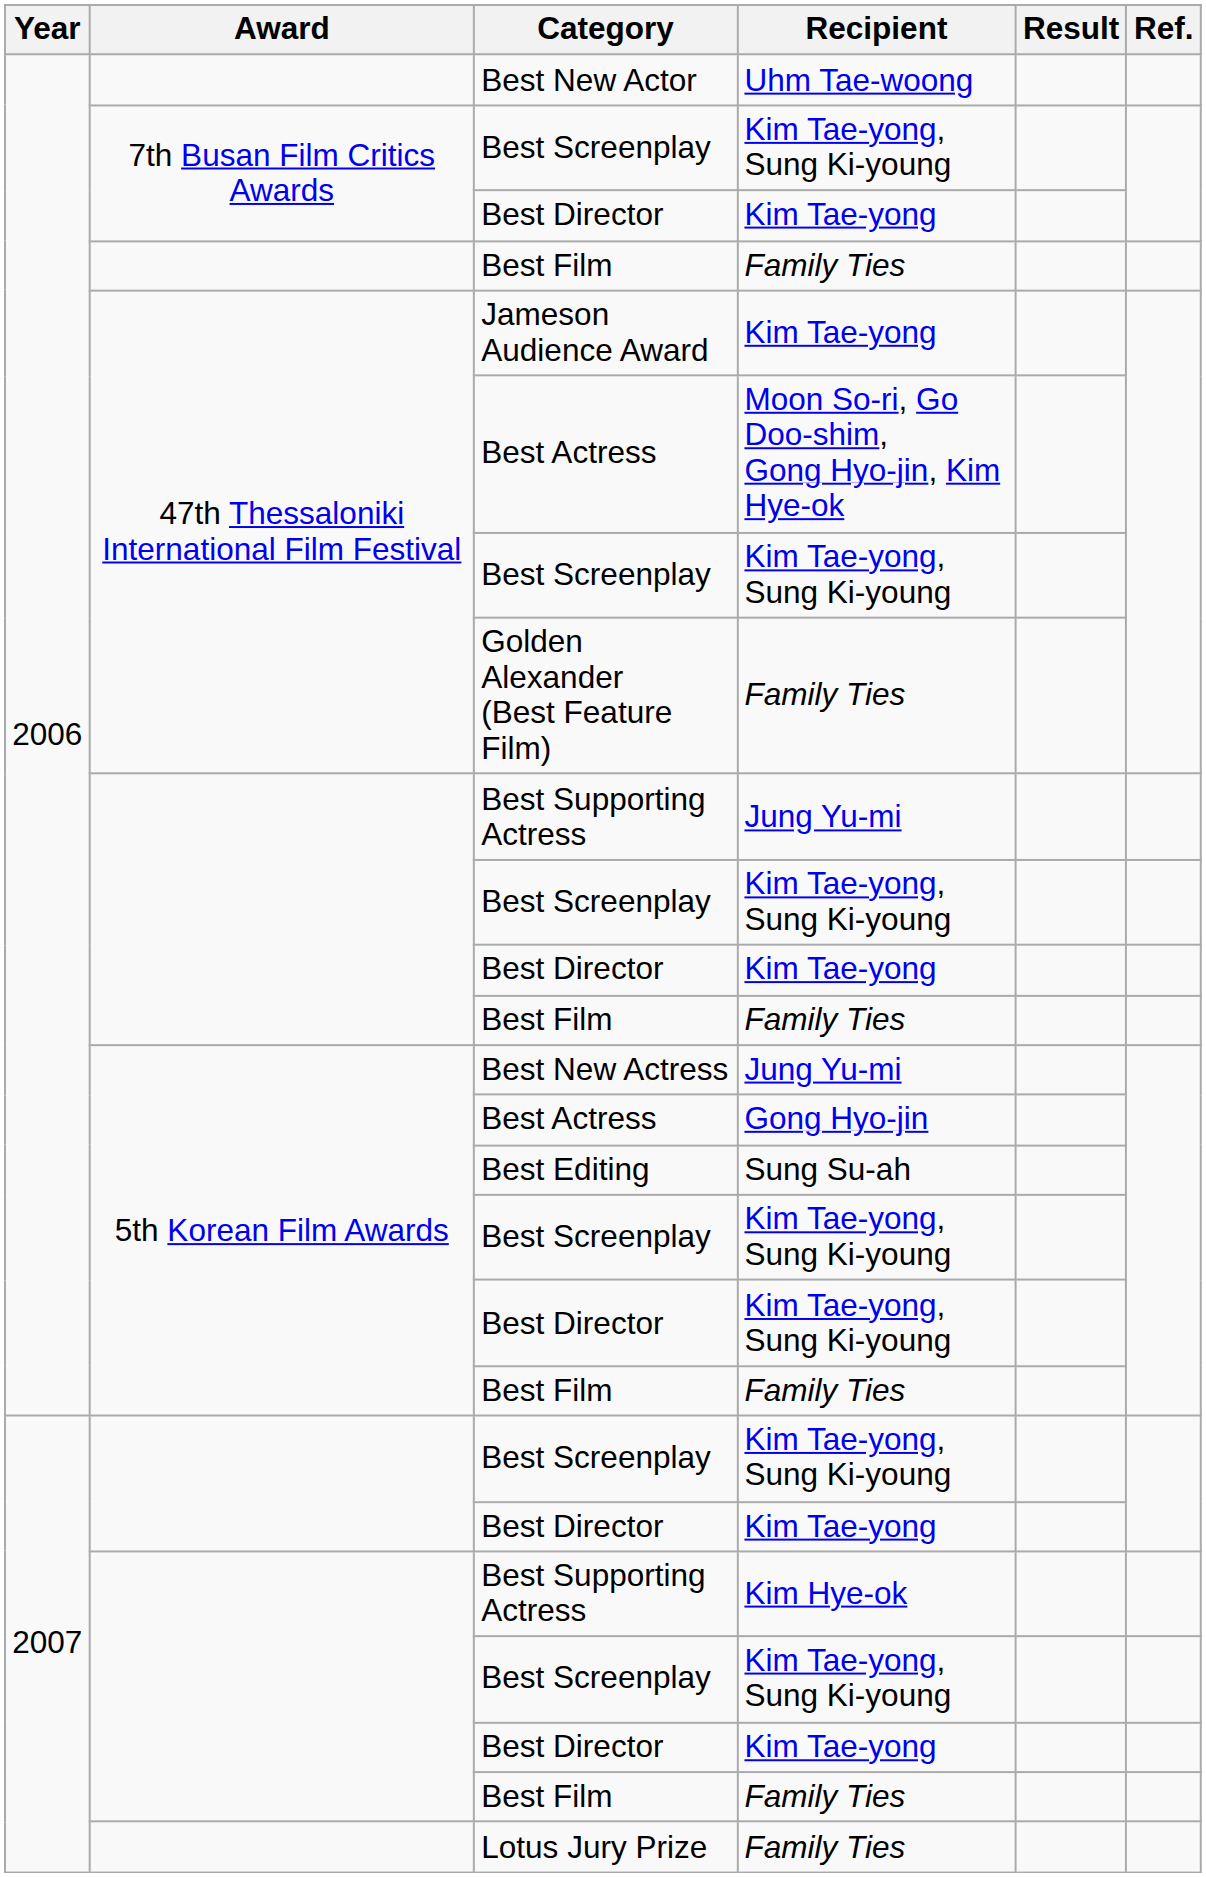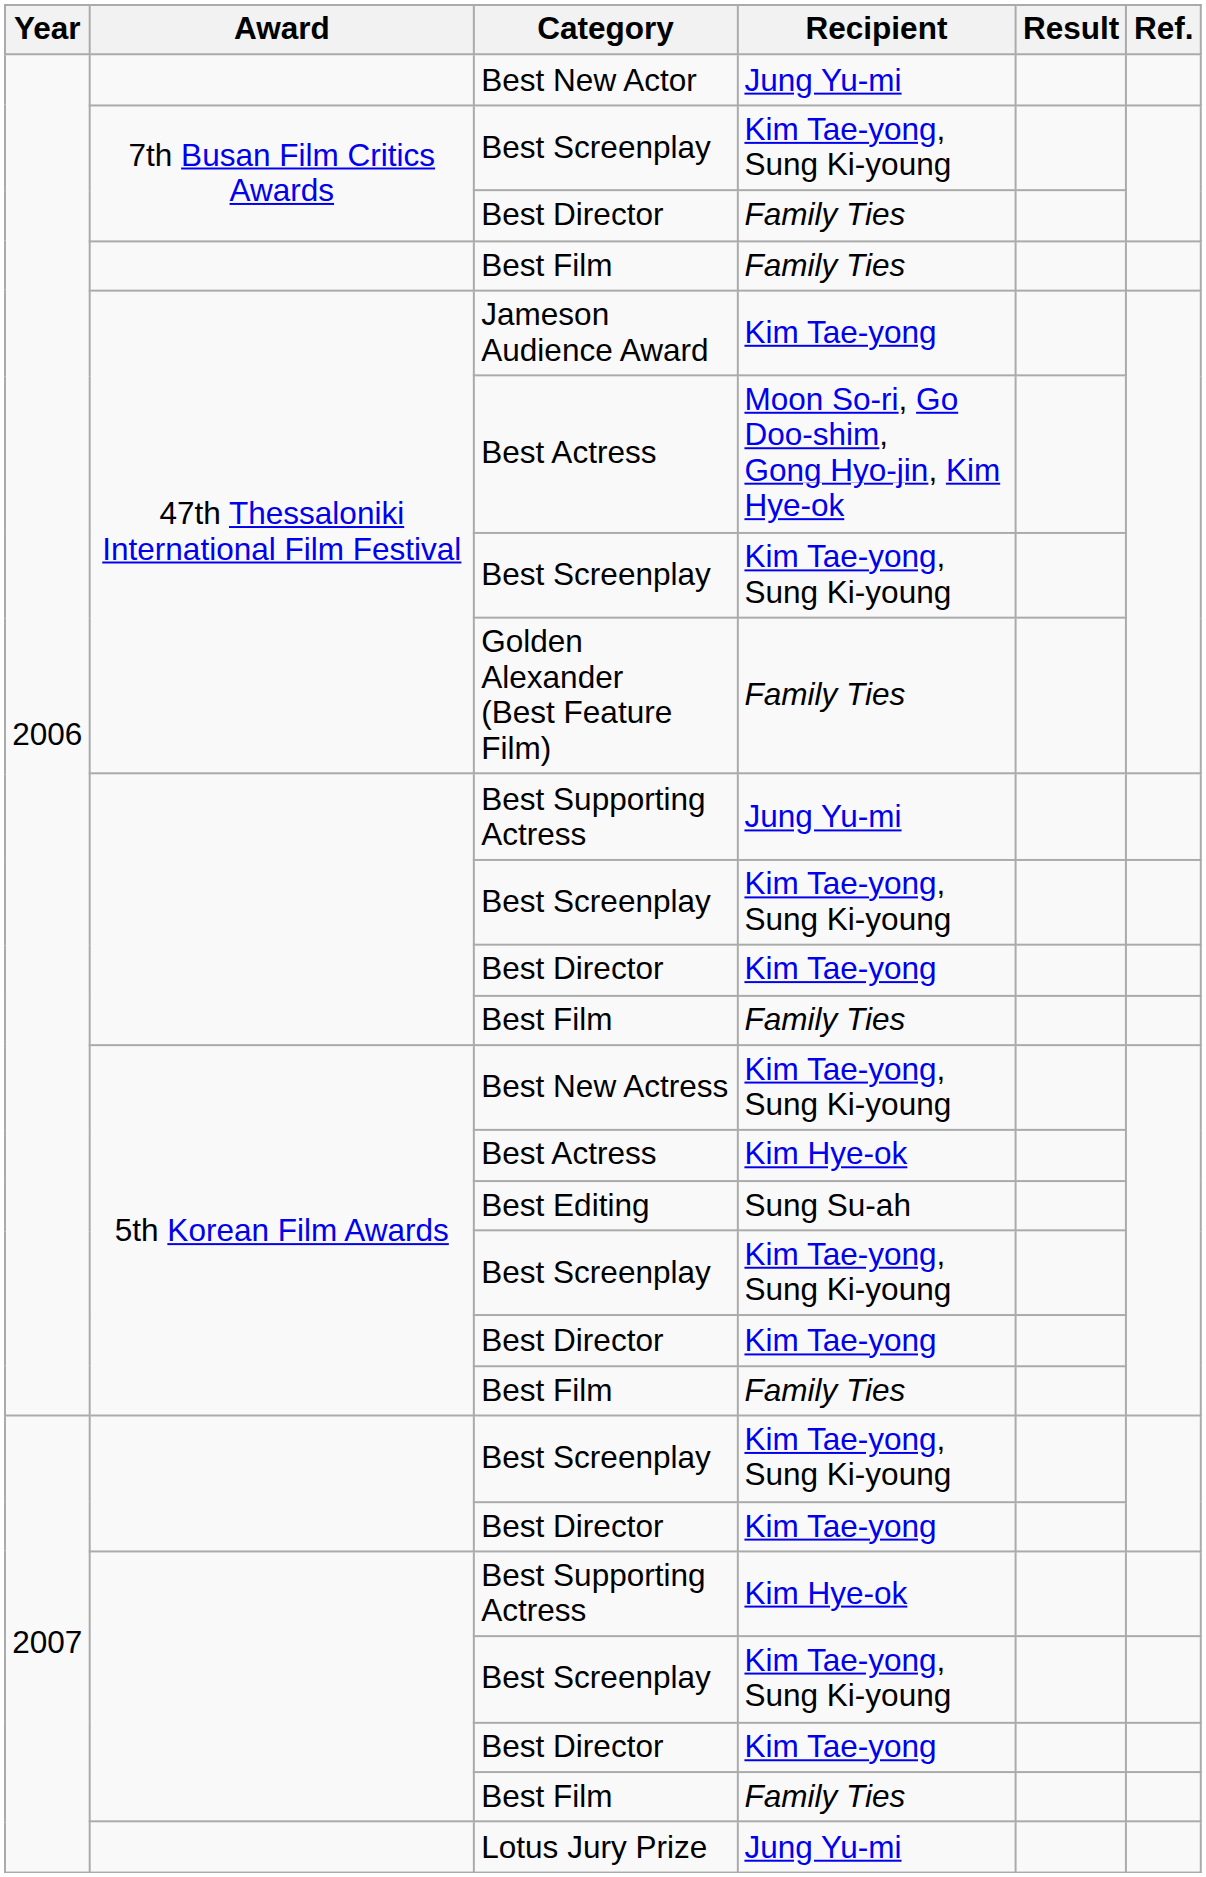(859, 79) Uhm Tae-woong -> (823, 79) Jung Yu-mi
(841, 214) Kim Tae-yong -> (825, 214) Family Ties
(823, 1069) Jung Yu-mi -> (848, 1087) Kim Tae-yong, Sung Ki-young
(836, 1119) Gong Hyo-jin -> (826, 1154) Kim Hye-ok
(848, 1322) Kim Tae-yong, Sung Ki-young -> (841, 1340) Kim Tae-yong
(825, 1846) Family Ties -> (823, 1846) Jung Yu-mi
